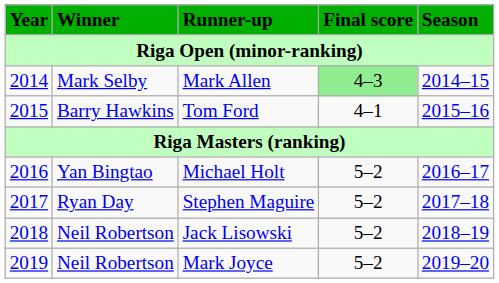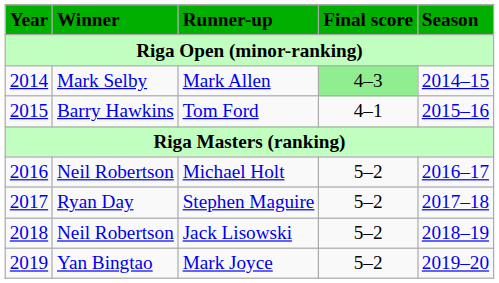(105, 171) Yan Bingtao -> (115, 171) Neil Robertson
(115, 263) Neil Robertson -> (105, 263) Yan Bingtao
